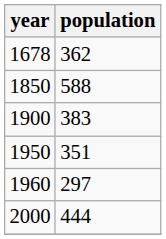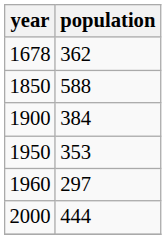(76, 119) 383 -> (76, 119) 384
(76, 151) 351 -> (76, 151) 353
